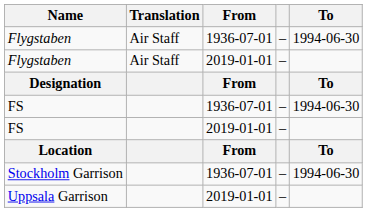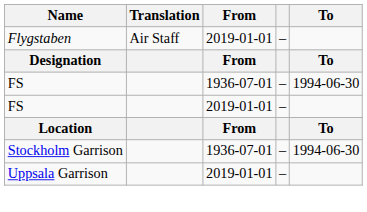- row: (39, 38)
